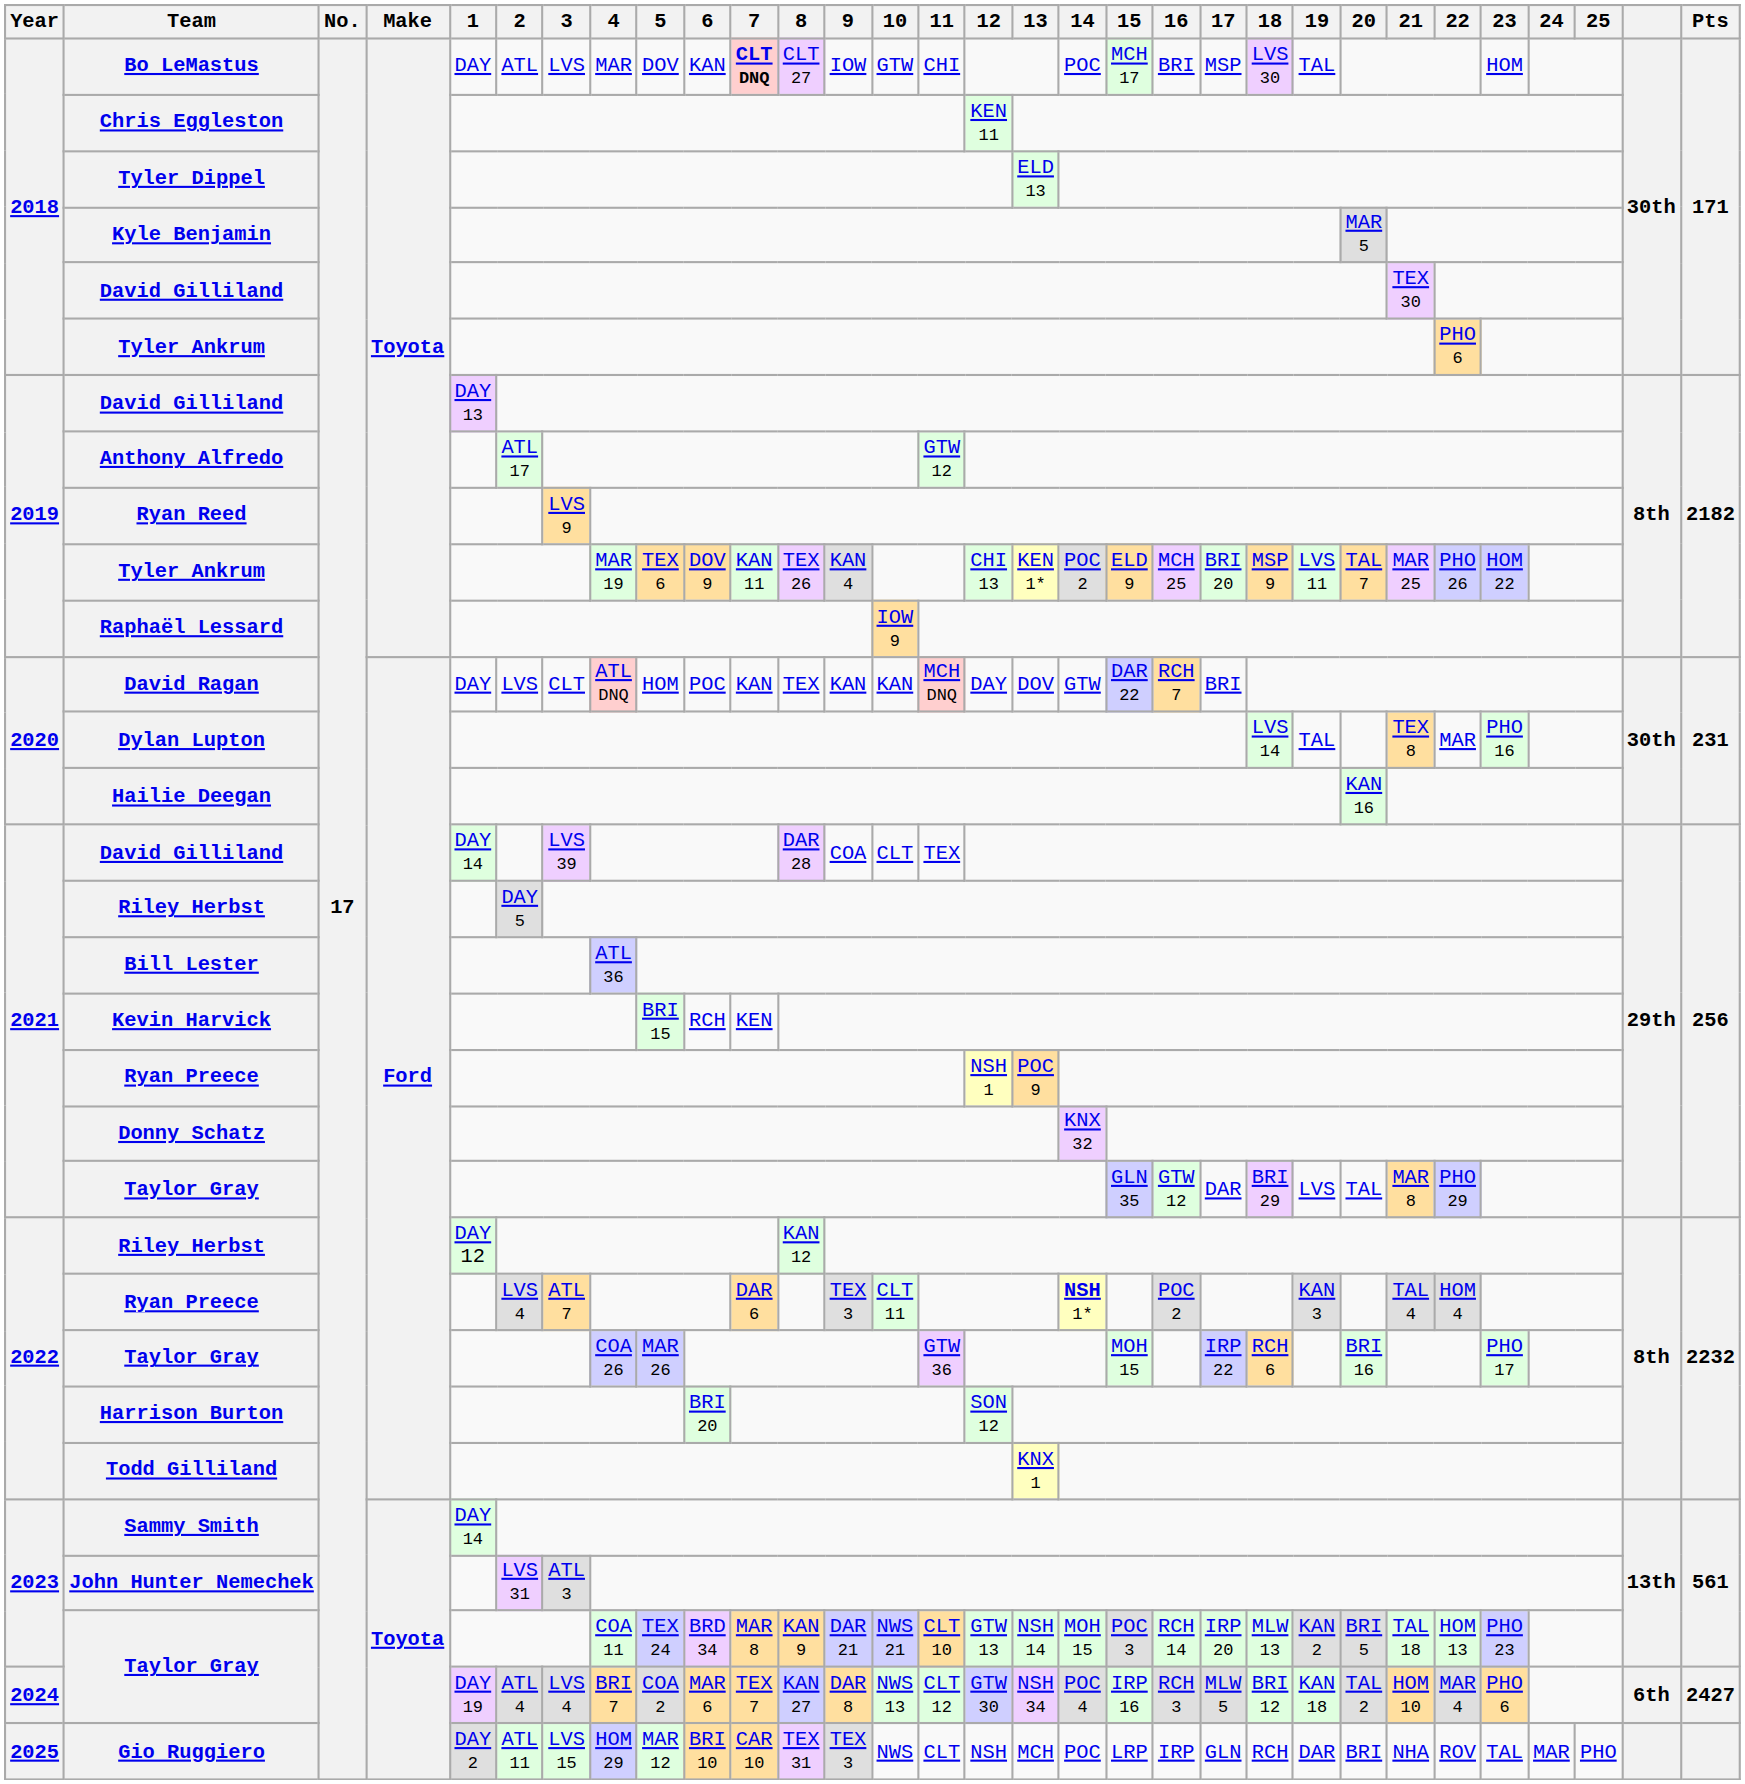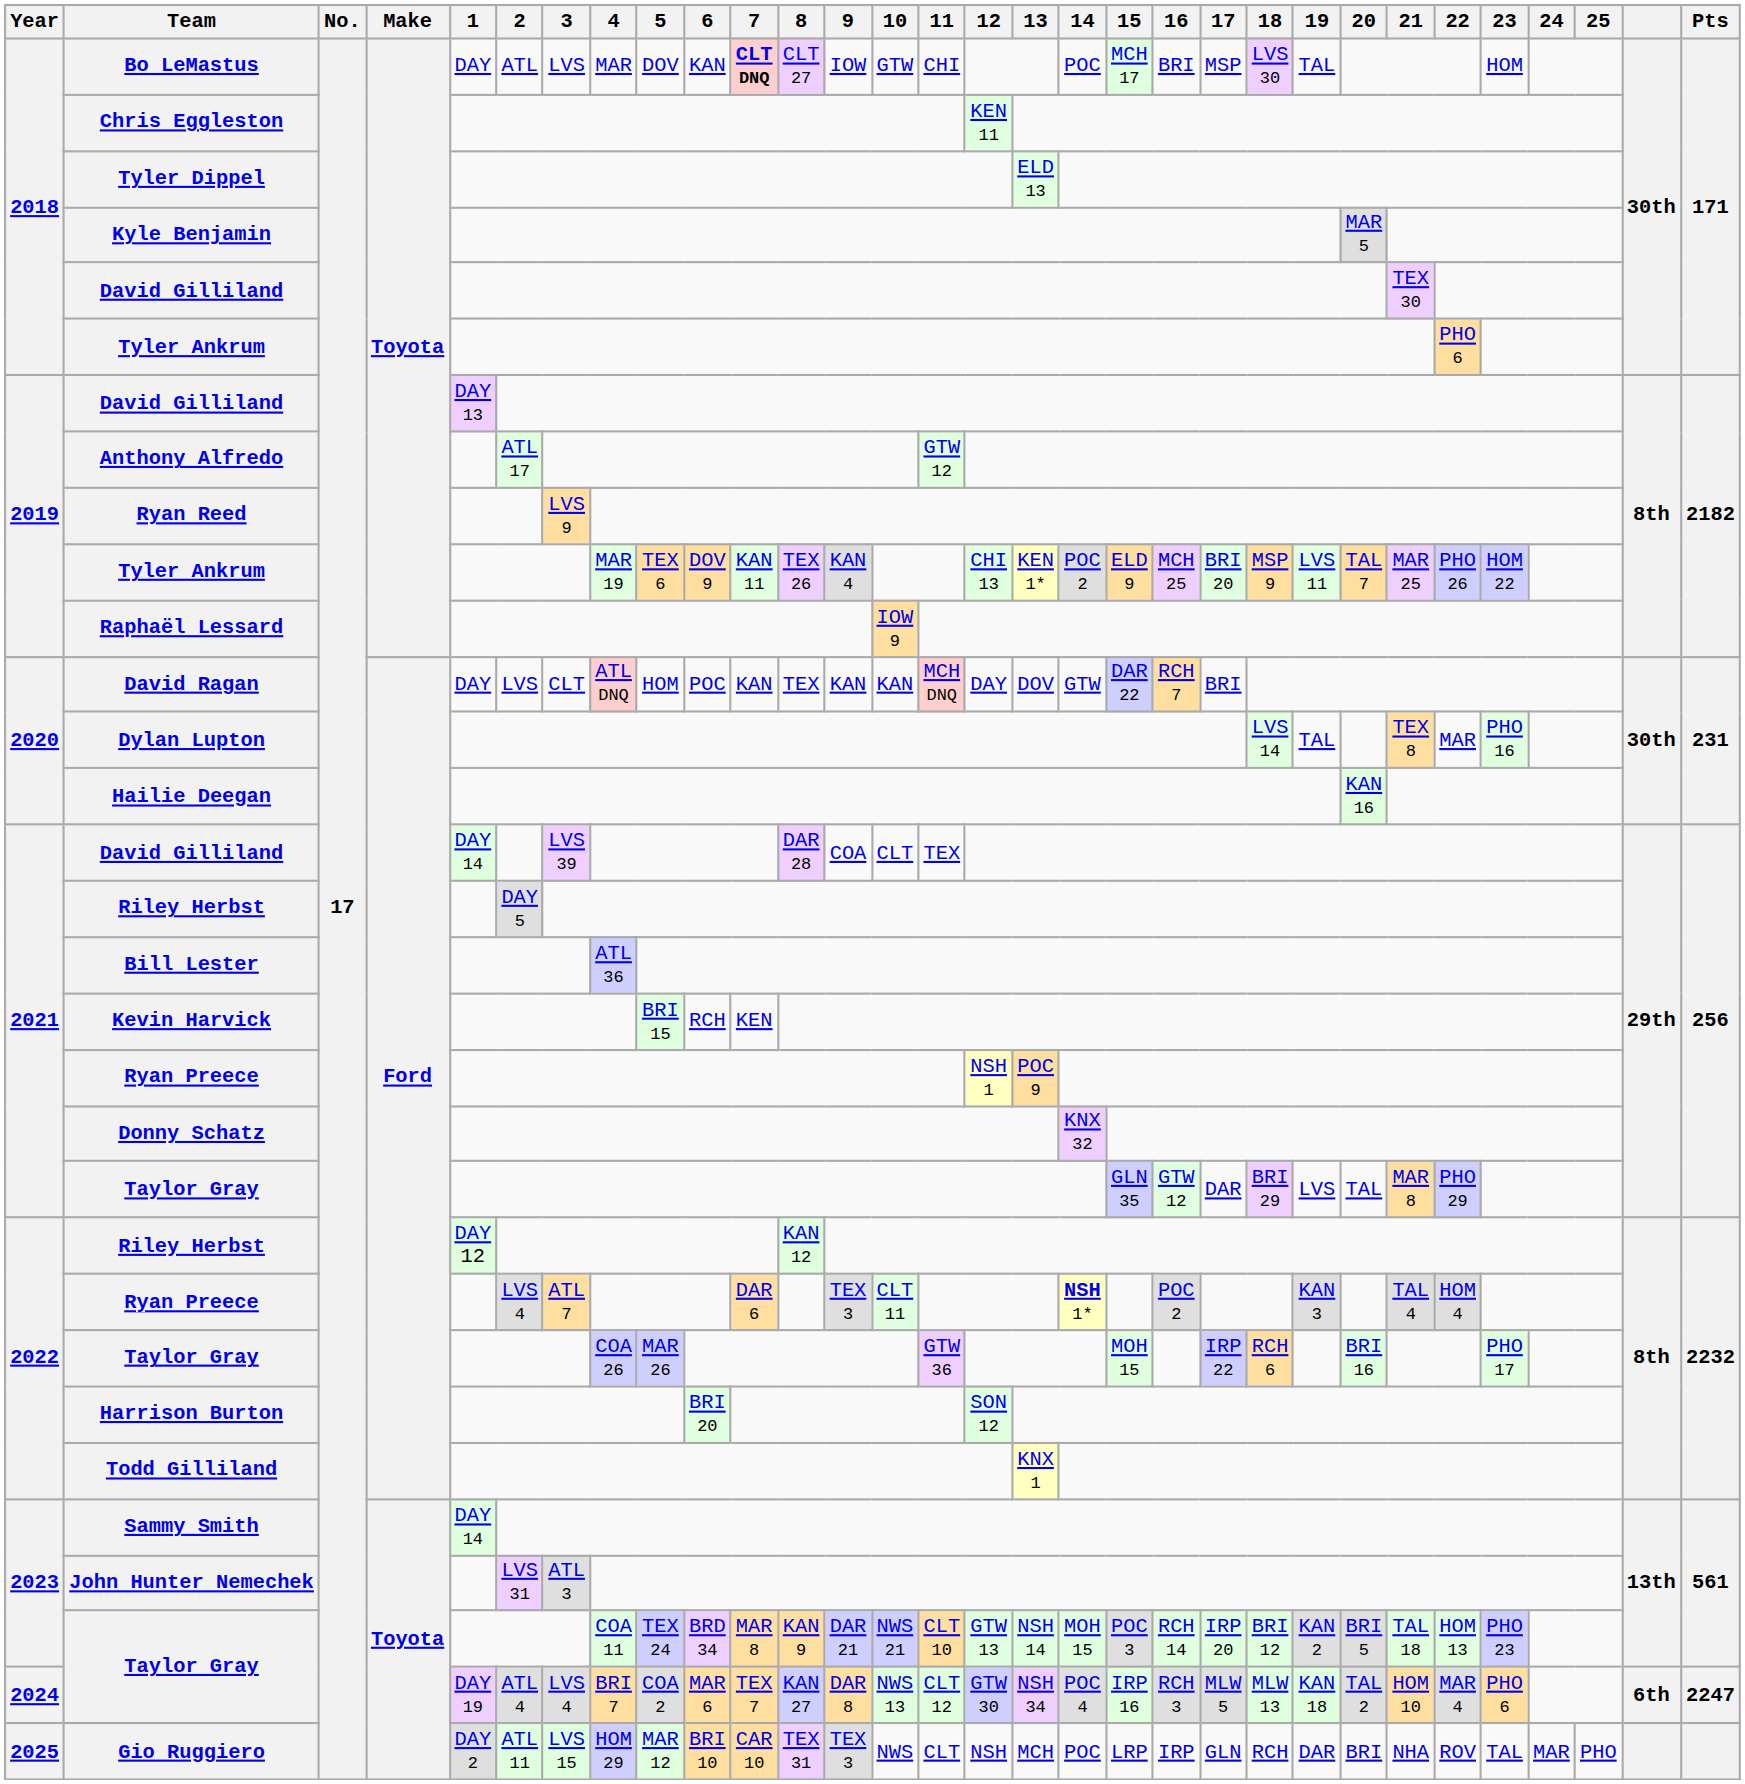(1270, 1638) MLW 13 -> (1270, 1638) BRI 12
(1270, 1694) BRI 12 -> (1270, 1694) MLW 13
(1710, 1695) 2427 -> (1710, 1695) 2247
